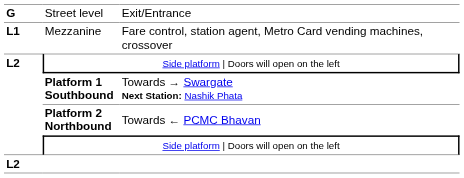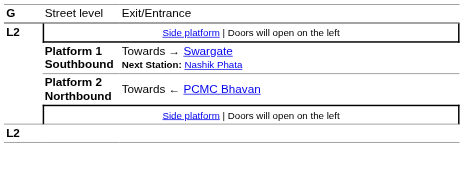- row: (73, 31)
